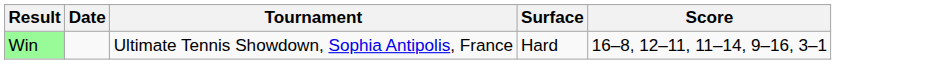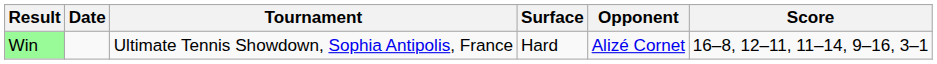+ column: (638, 18)
